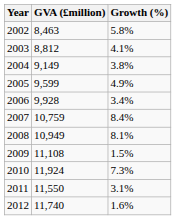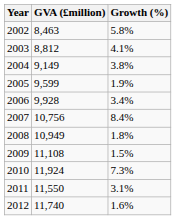(122, 83) 4.9% -> (122, 83) 1.9%
(49, 118) 10,759 -> (49, 118) 10,756
(122, 135) 8.1% -> (122, 135) 1.8%
